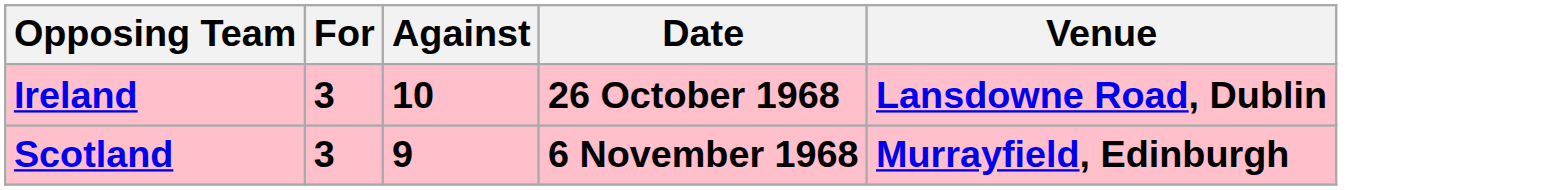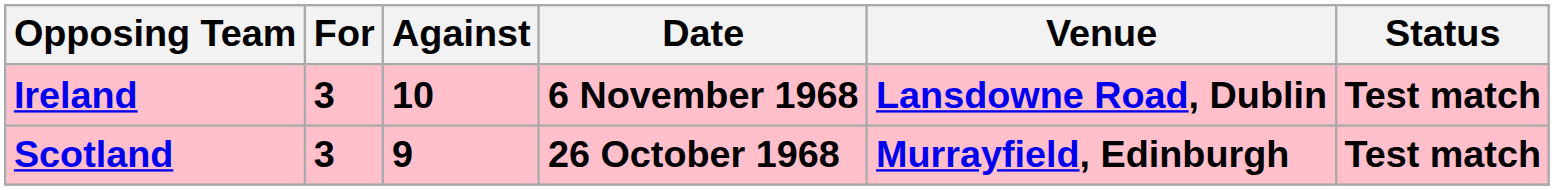+ column: (1443, 34)
(694, 94) 26 October 1968 -> (703, 94) 6 November 1968
(703, 154) 6 November 1968 -> (694, 154) 26 October 1968
